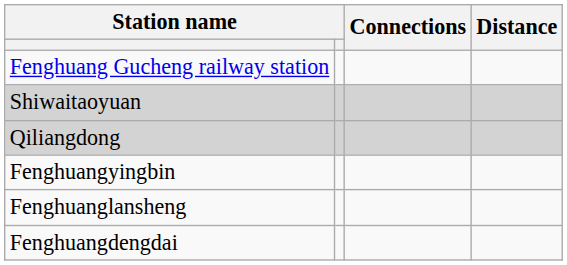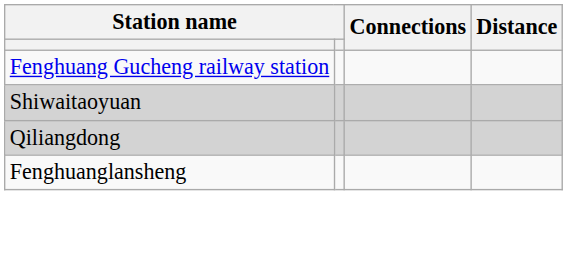- row: (93, 172)
- row: (94, 242)
